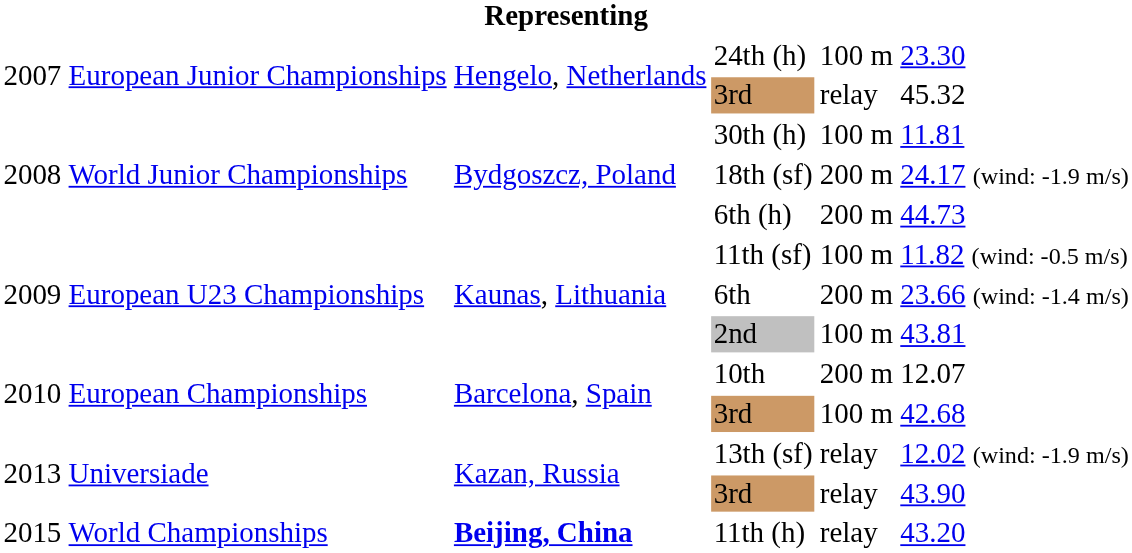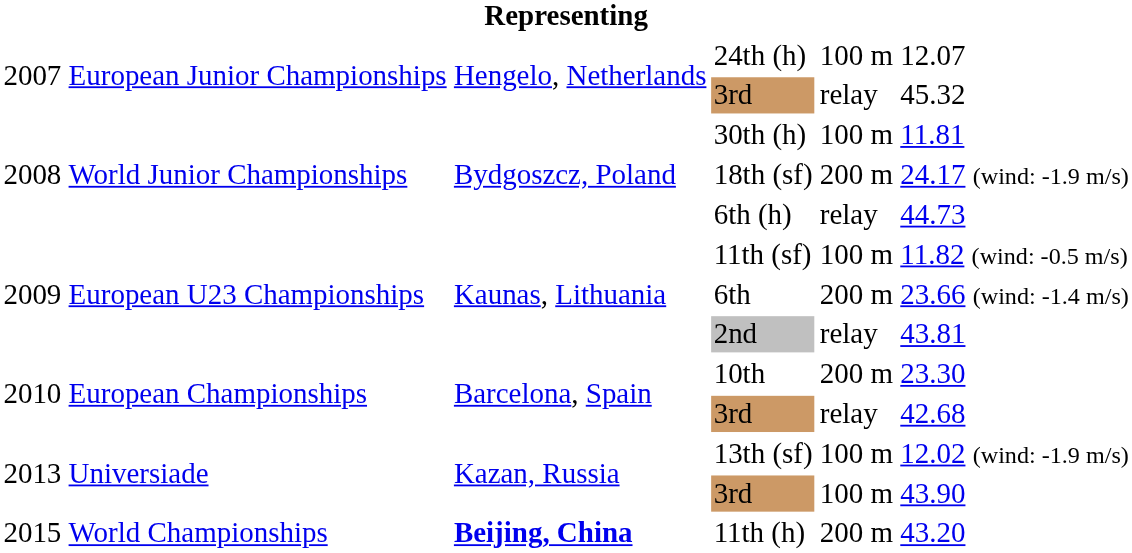(933, 55) 23.30 -> (933, 55) 12.07
(856, 214) 200 m -> (849, 214) relay
(856, 333) 100 m -> (849, 333) relay
(933, 373) 12.07 -> (933, 373) 23.30
(856, 413) 100 m -> (849, 413) relay
(849, 453) relay -> (856, 453) 100 m
(849, 493) relay -> (856, 493) 100 m
(849, 532) relay -> (856, 532) 200 m
